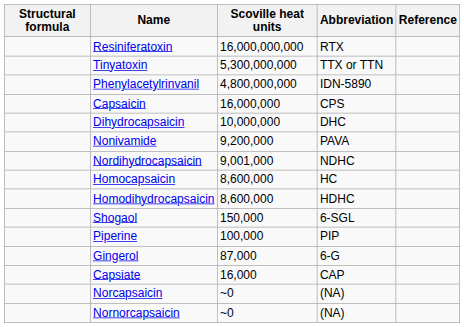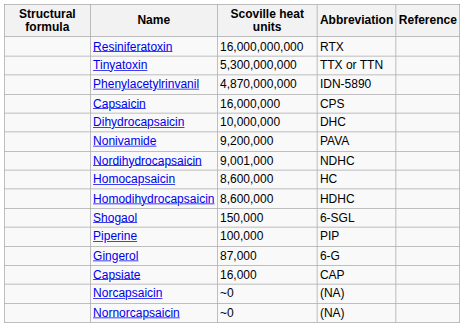(258, 84) 4,800,000,000 -> (258, 84) 4,870,000,000
